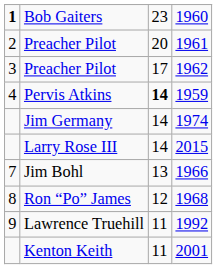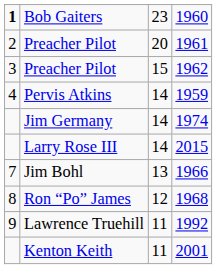(160, 69) 17 -> (160, 69) 15
(160, 95) bold -> (160, 95) normal
